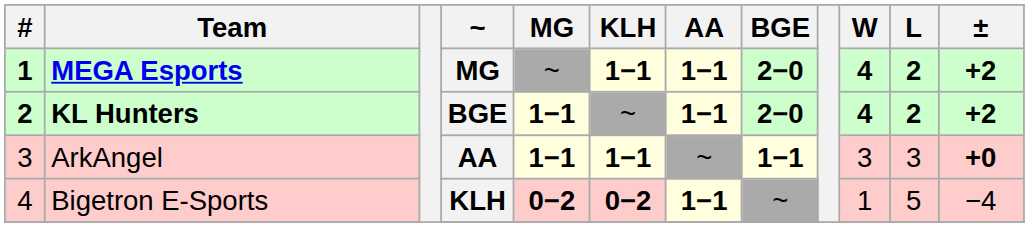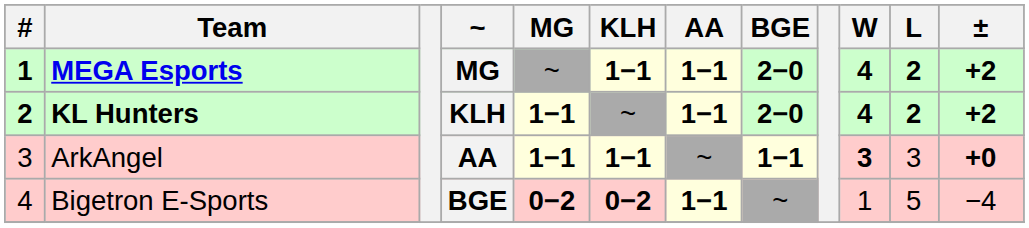(478, 114) BGE -> (478, 114) KLH
(865, 158) normal -> (865, 158) bold
(478, 201) KLH -> (478, 201) BGE
